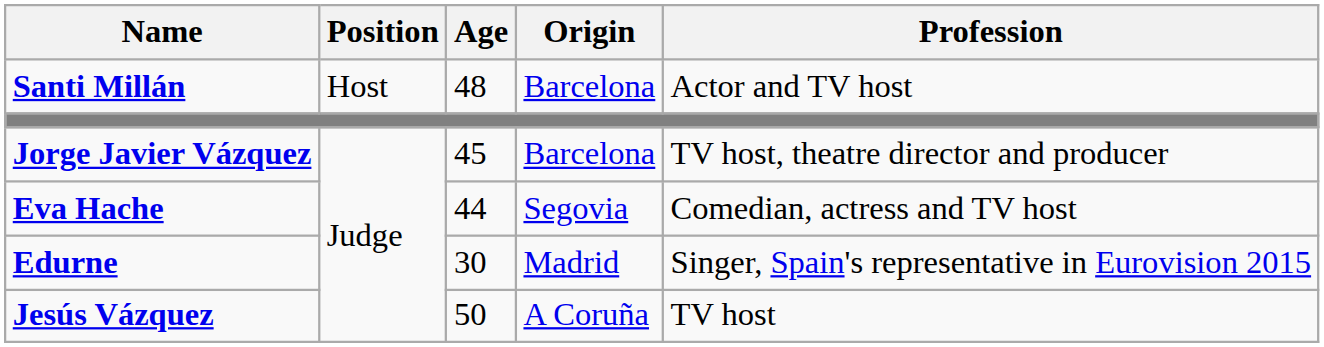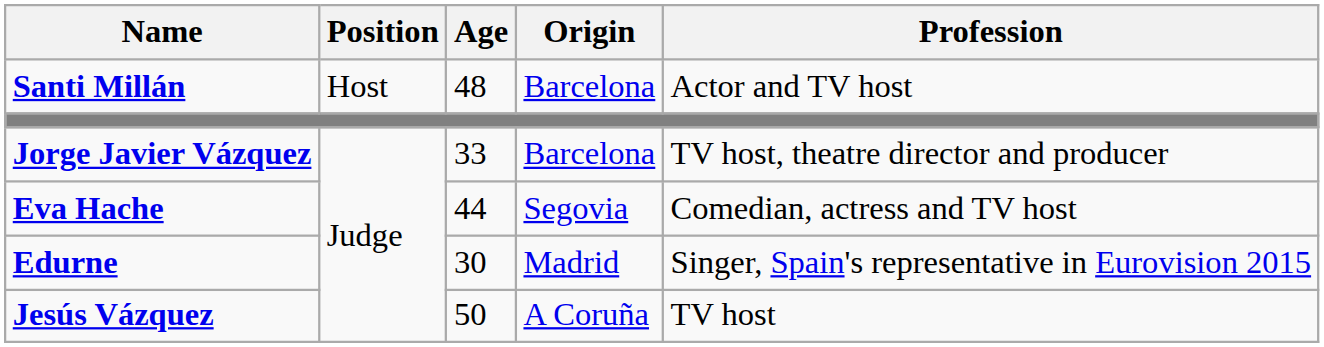(470, 154) 45 -> (470, 154) 33
